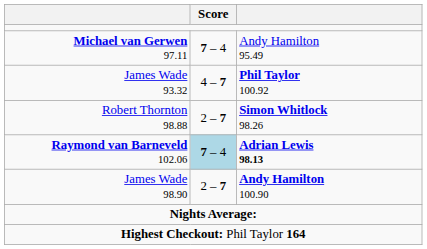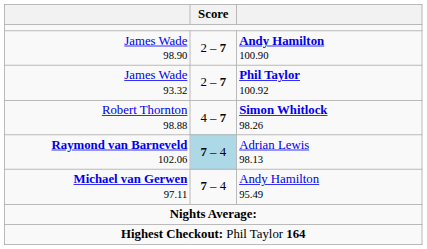rows swapped: (130, 48) <-> (156, 186)
(213, 82) 4 – 7 -> (213, 82) 2 – 7
(213, 117) 2 – 7 -> (213, 117) 4 – 7
(276, 152) bold -> (274, 152) normal
